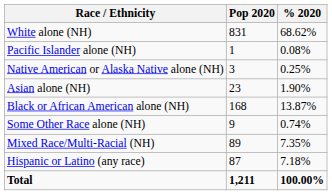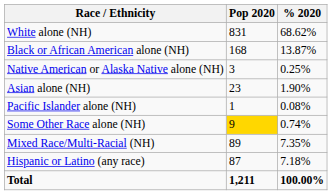rows swapped: (98, 106) <-> (71, 50)
(232, 124) no background -> (232, 124) gold background
